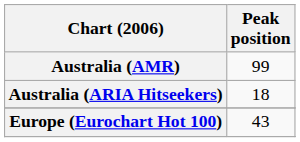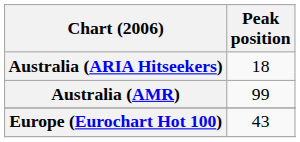rows swapped: (116, 66) <-> (116, 94)
